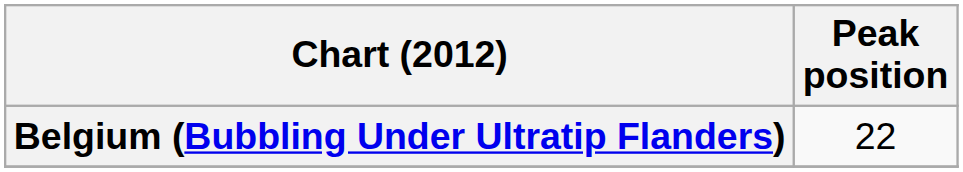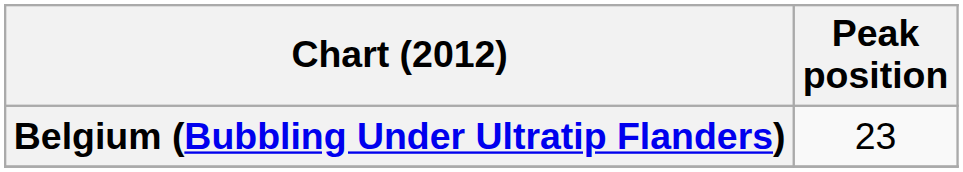(876, 135) 22 -> (876, 135) 23
